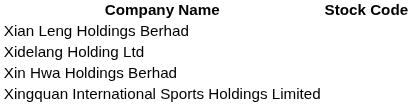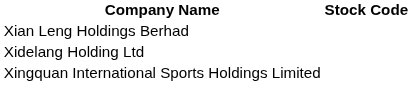- row: (90, 73)
